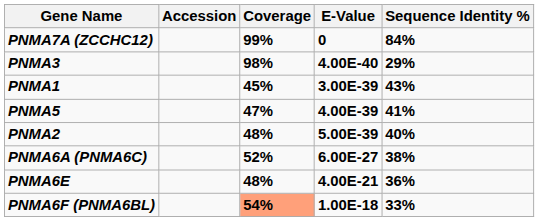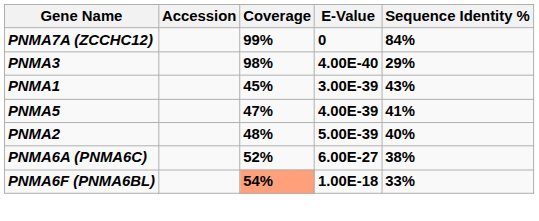- row: (39, 181)
